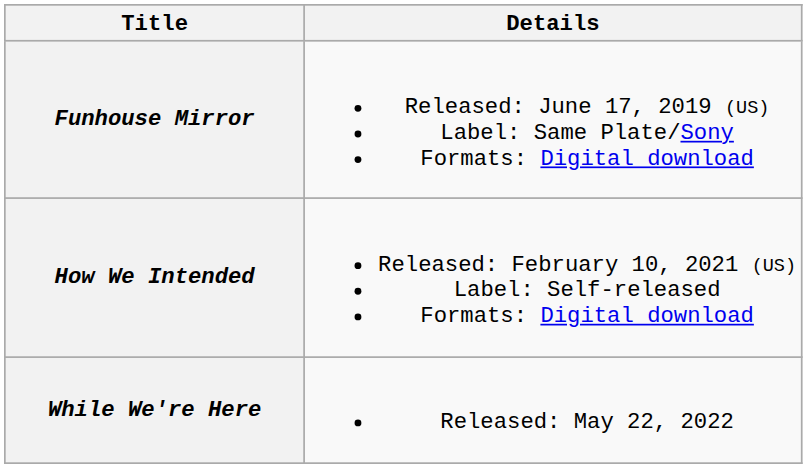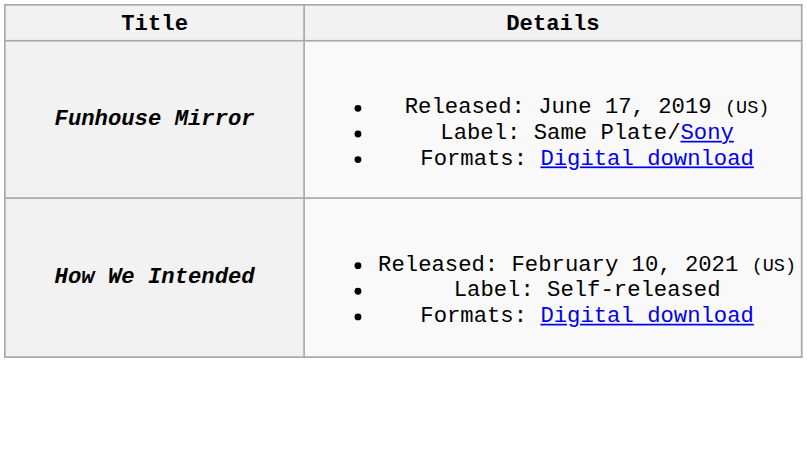- row: (155, 410)
